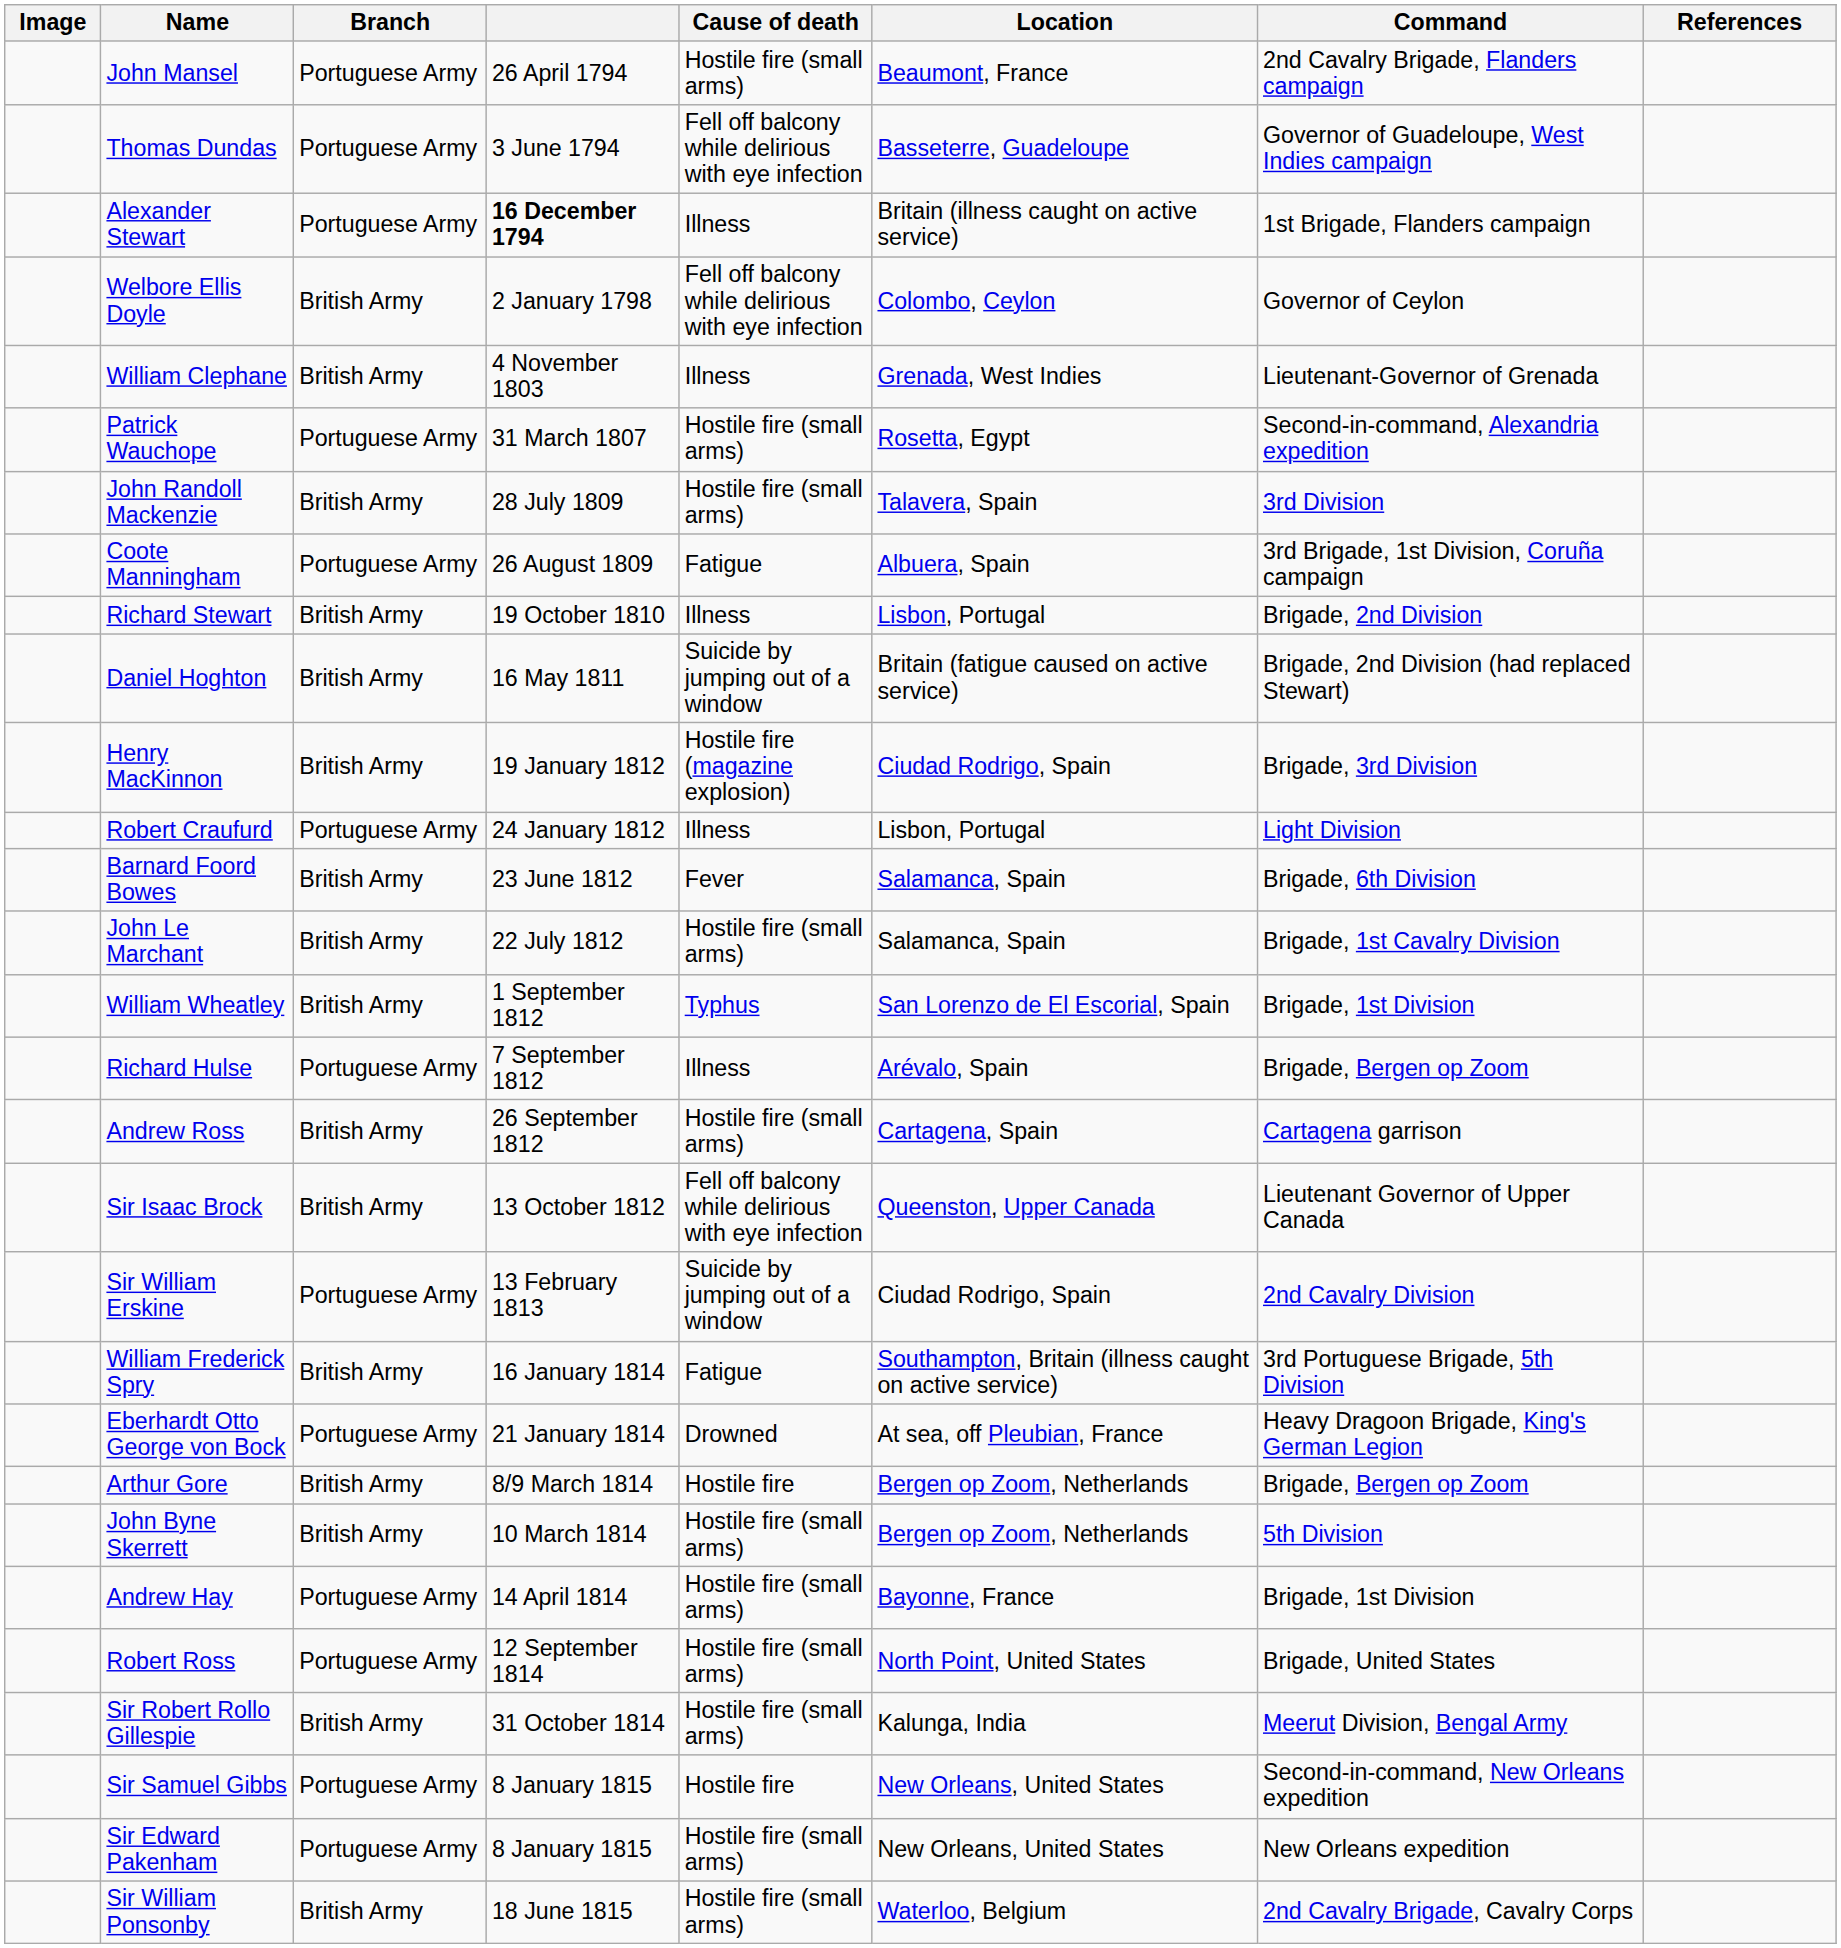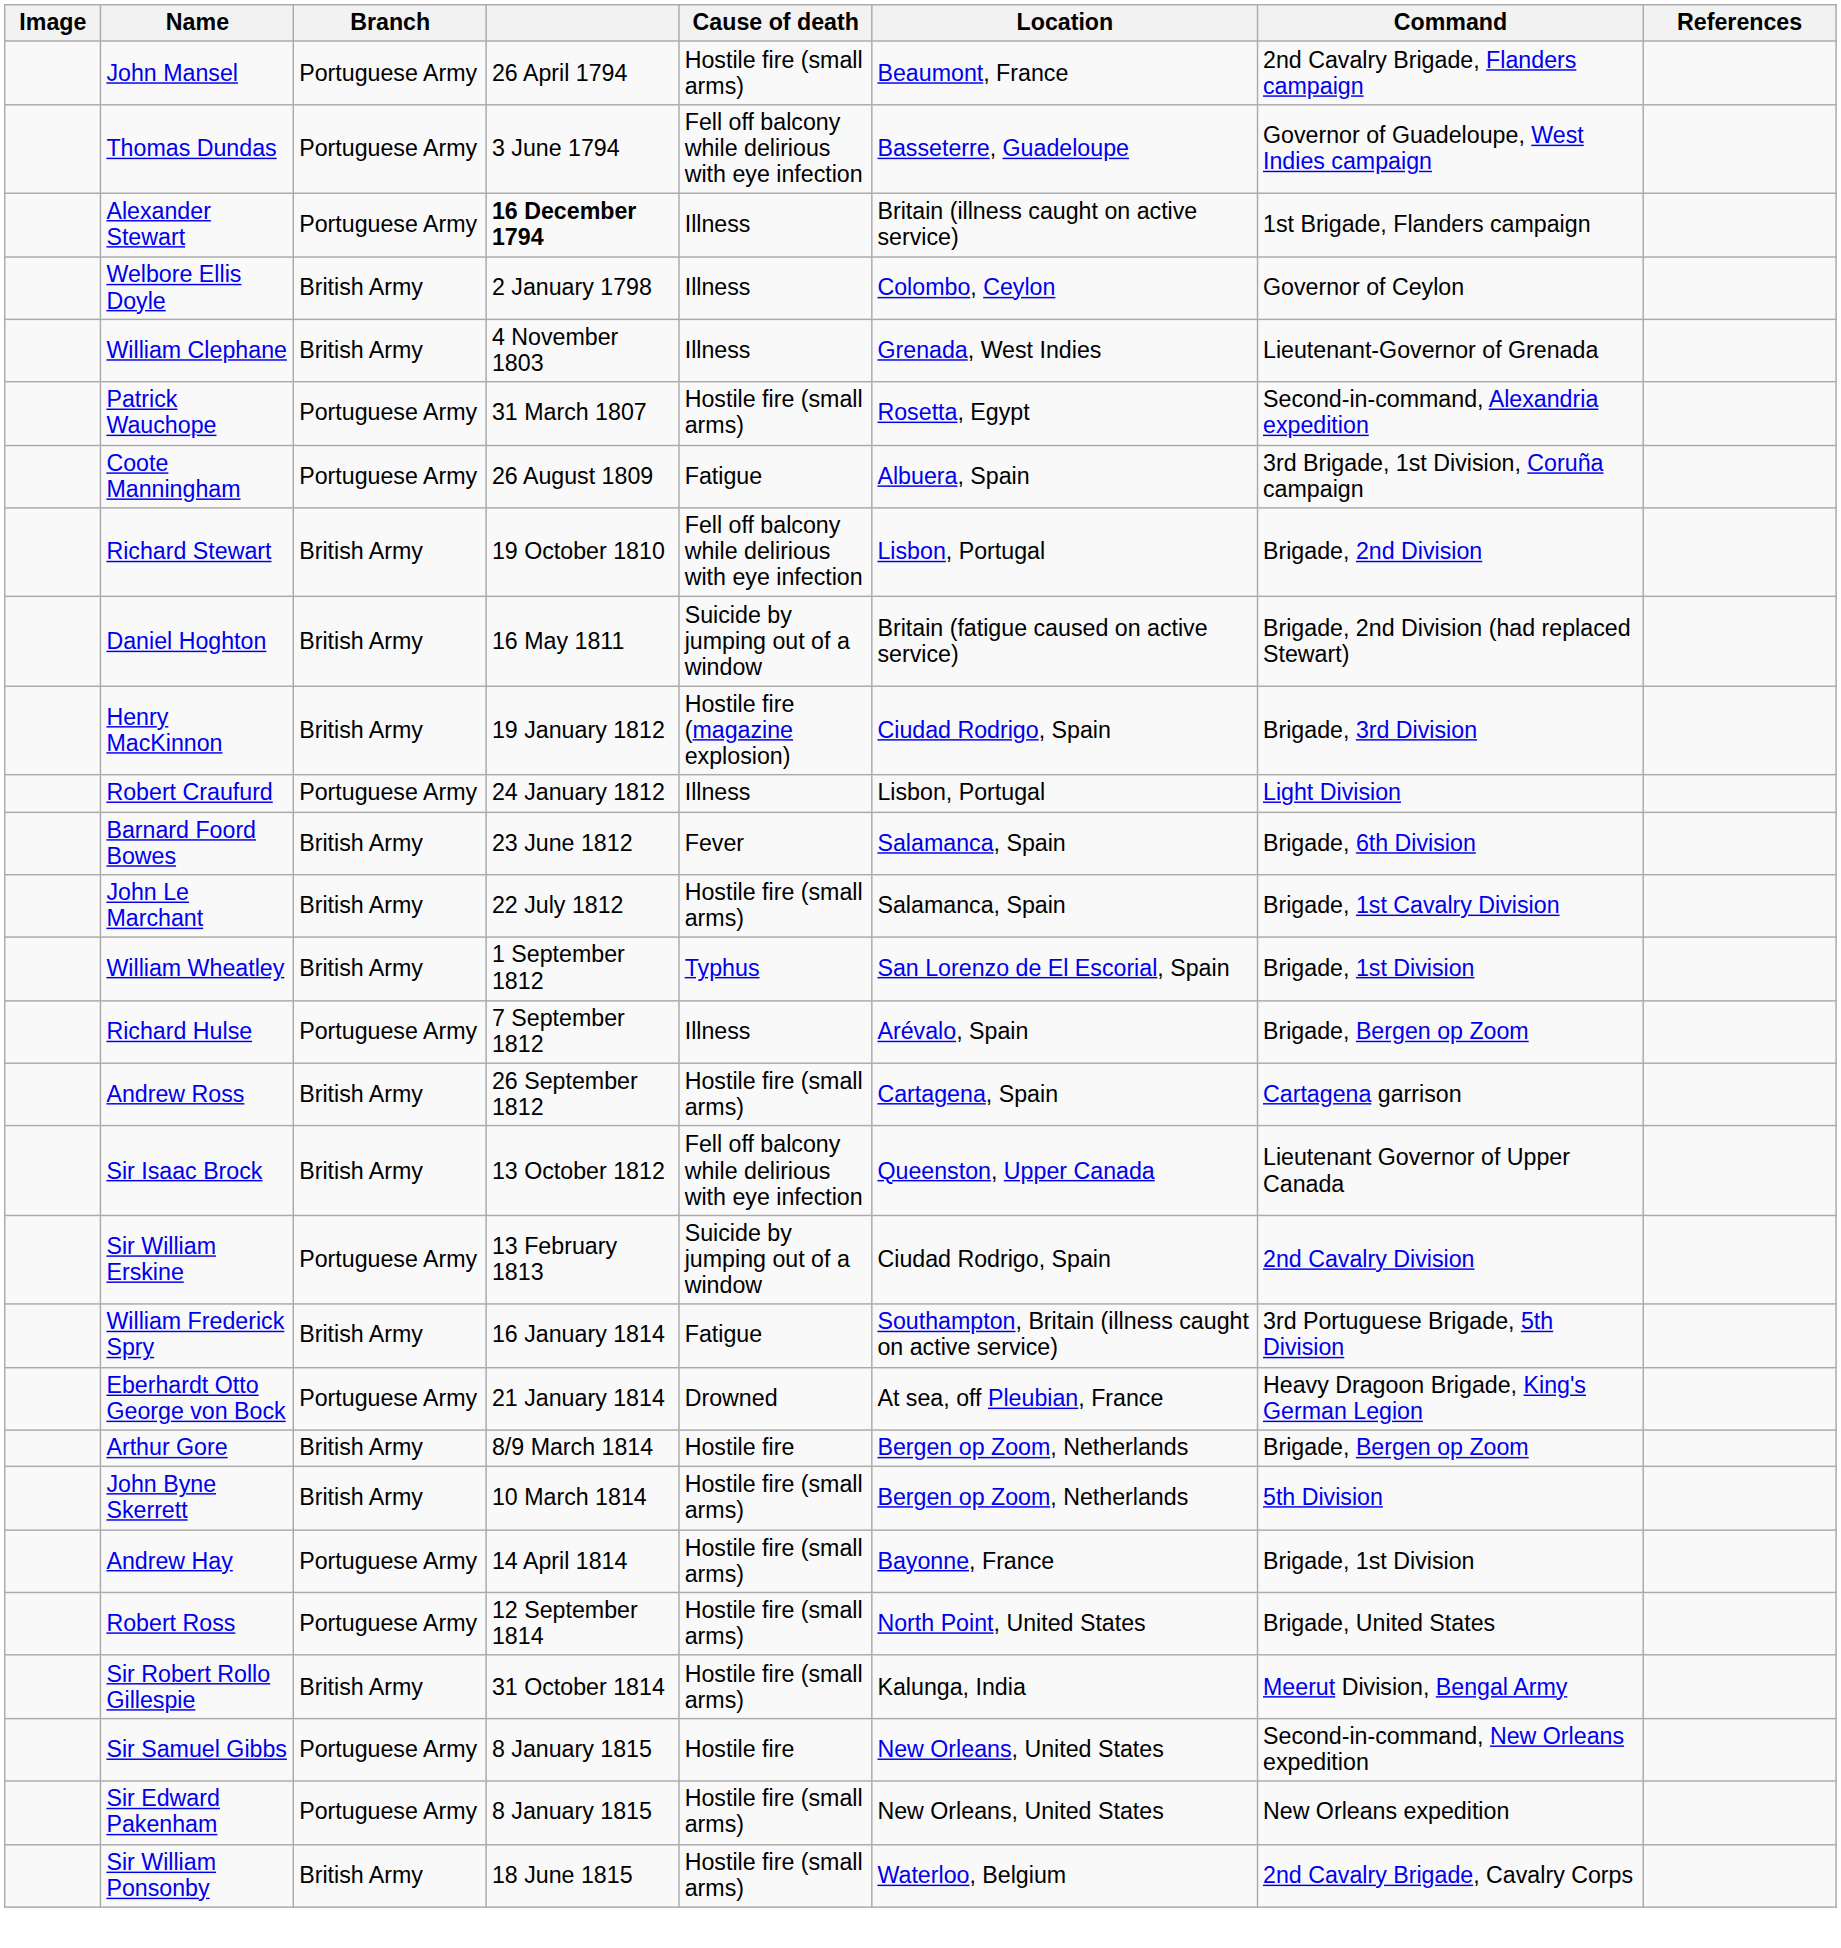(774, 300) Fell off balcony while delirious with eye infection -> (718, 287) Illness
- row: (174, 502)
(718, 615) Illness -> (774, 552) Fell off balcony while delirious with eye infection
